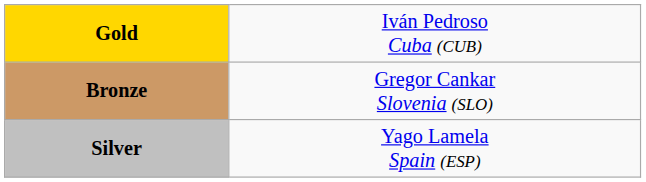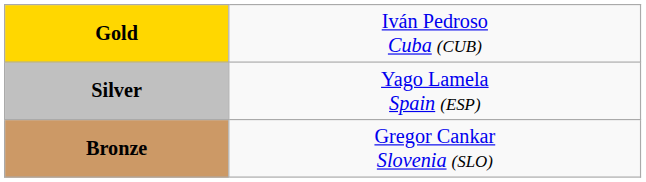rows swapped: (117, 147) <-> (117, 90)
